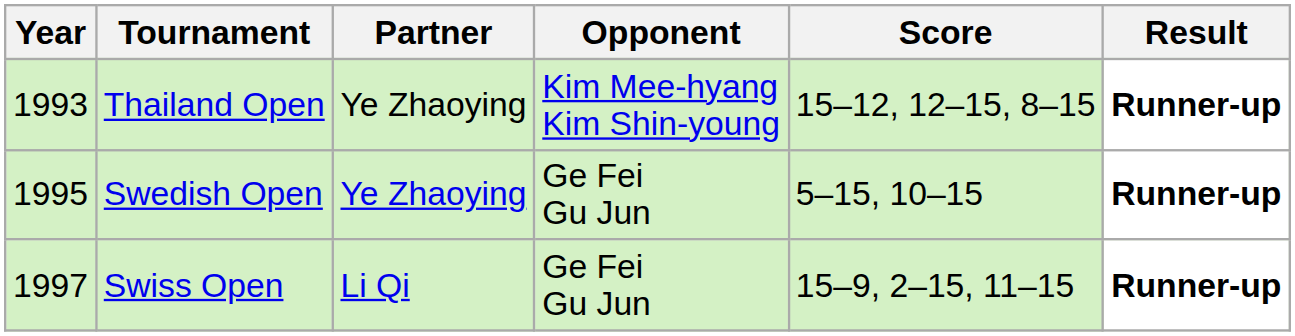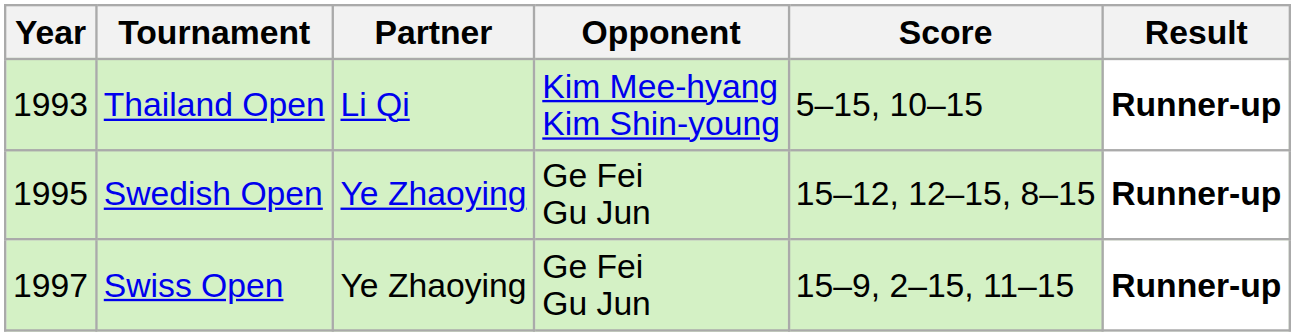(433, 104) Ye Zhaoying -> (375, 104) Li Qi
(946, 104) 15–12, 12–15, 8–15 -> (889, 104) 5–15, 10–15
(889, 195) 5–15, 10–15 -> (946, 195) 15–12, 12–15, 8–15
(375, 285) Li Qi -> (433, 285) Ye Zhaoying
